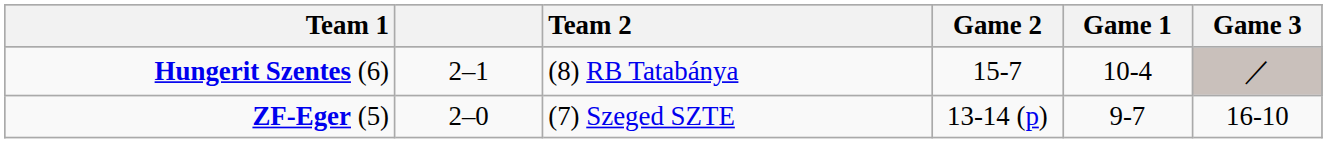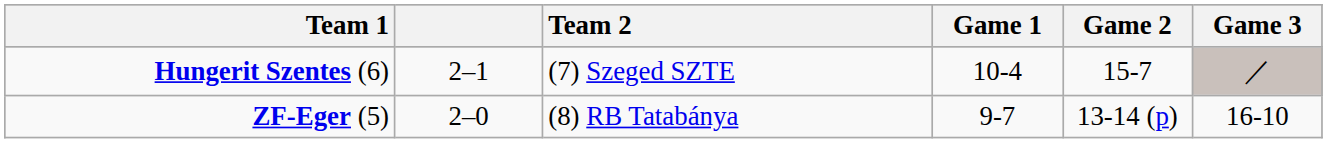columns swapped: (1127, 25) <-> (997, 25)
(643, 70) (8) RB Tatabánya -> (642, 70) (7) Szeged SZTE
(642, 116) (7) Szeged SZTE -> (643, 116) (8) RB Tatabánya
